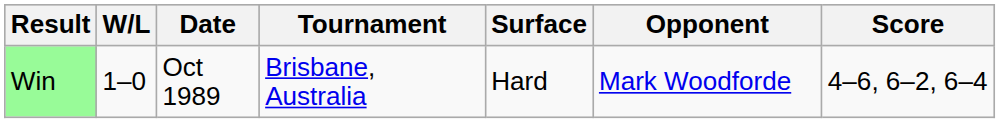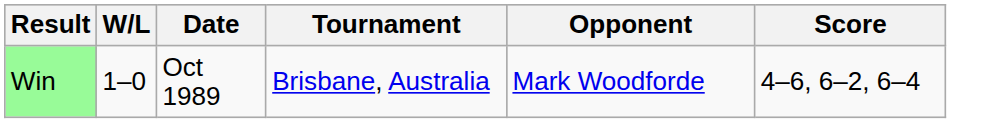- column: (539, 25)
